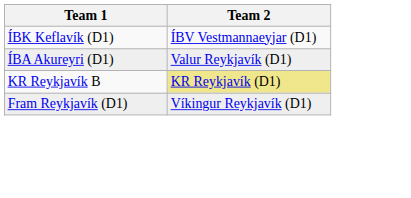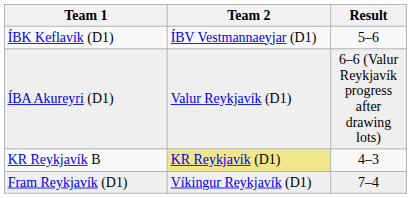+ column: (368, 15)
